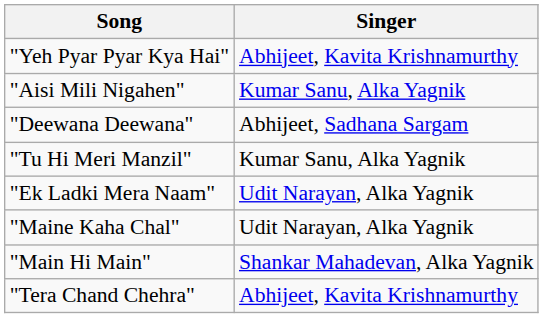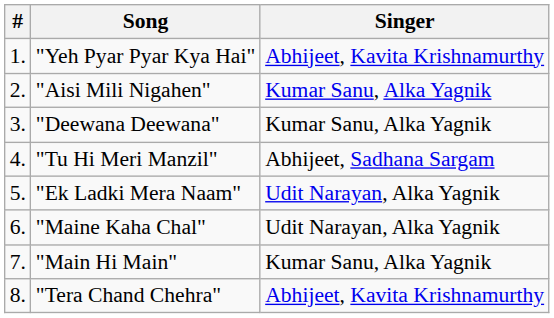+ column: (18, 21)
(354, 124) Abhijeet, Sadhana Sargam -> (378, 124) Kumar Sanu, Alka Yagnik
(352, 158) Kumar Sanu, Alka Yagnik -> (380, 158) Abhijeet, Sadhana Sargam
(386, 261) Shankar Mahadevan, Alka Yagnik -> (378, 261) Kumar Sanu, Alka Yagnik
